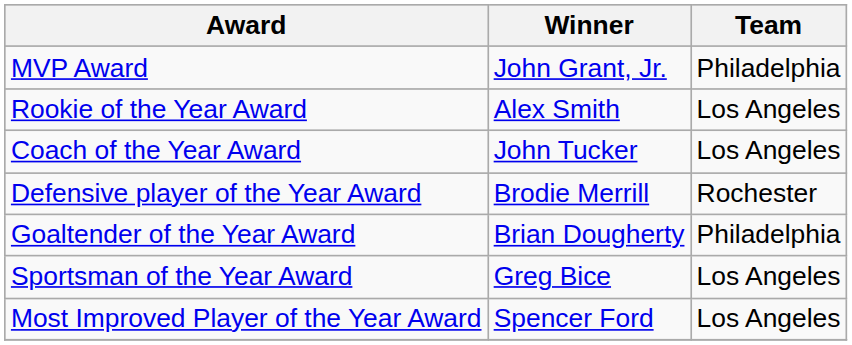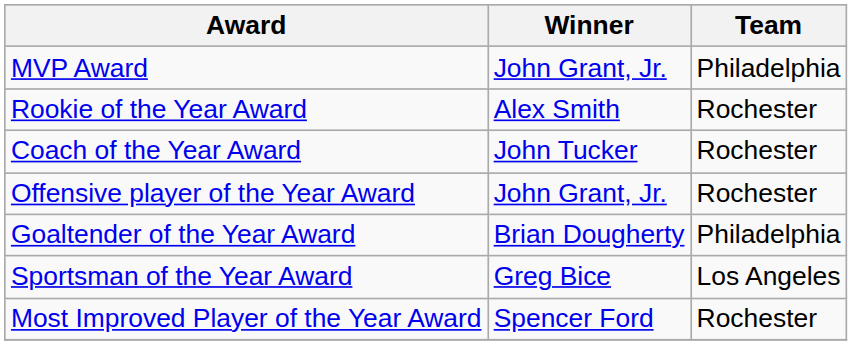(769, 109) Los Angeles -> (757, 109) Rochester
(769, 151) Los Angeles -> (757, 151) Rochester
- row: (216, 192)
+ row: (213, 192)
(769, 318) Los Angeles -> (757, 318) Rochester
